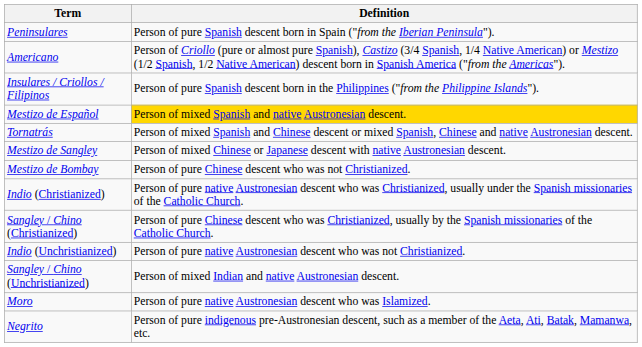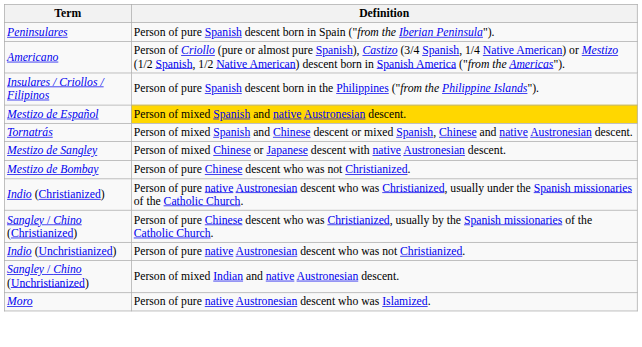- row: (25, 326)
